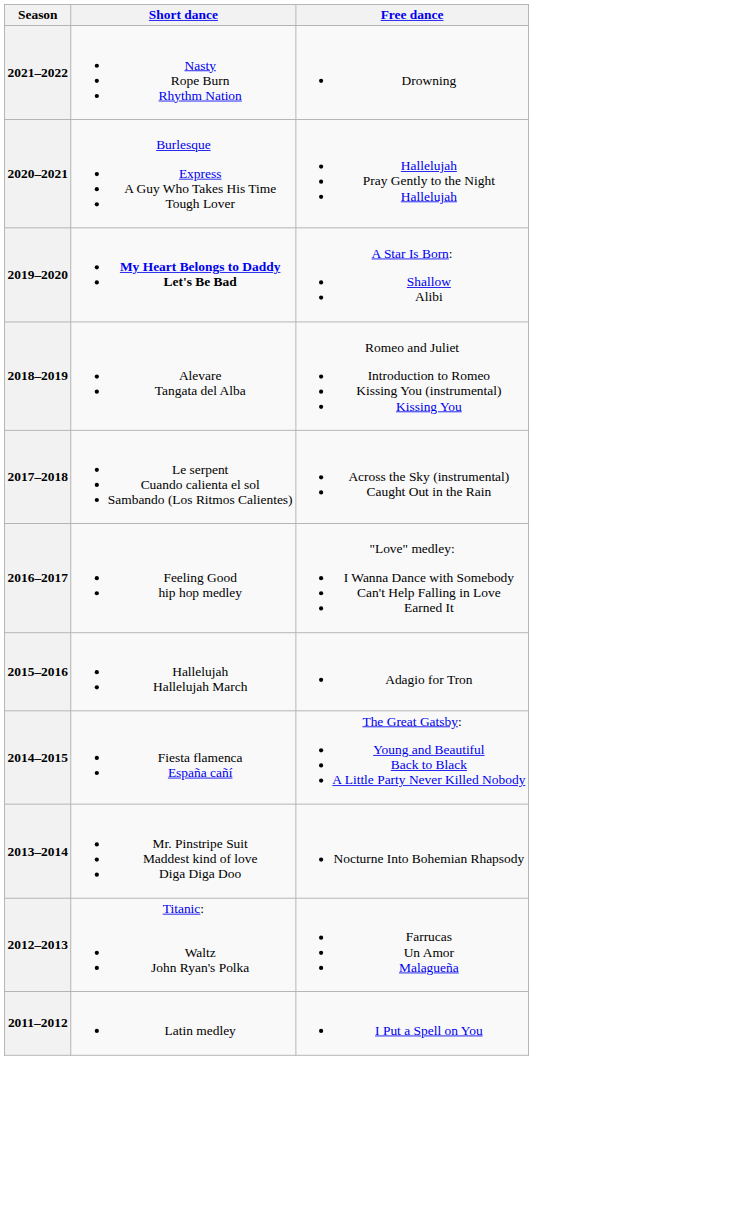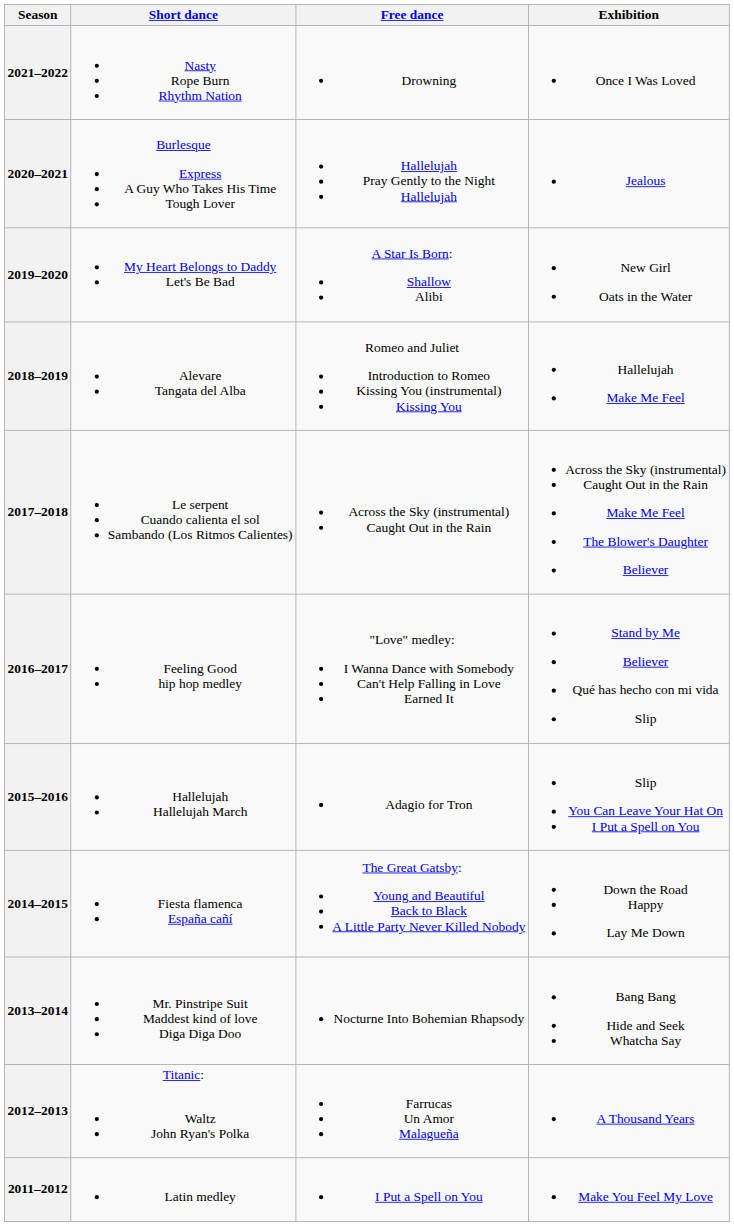+ column: (629, 15)
(183, 282) bold -> (183, 282) normal
